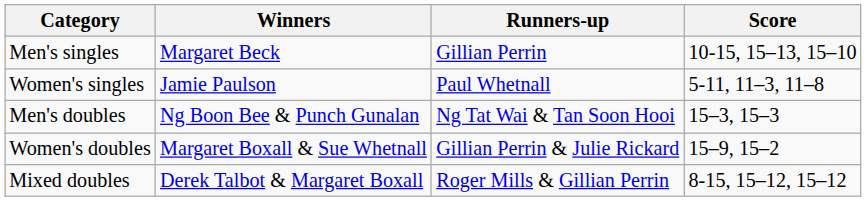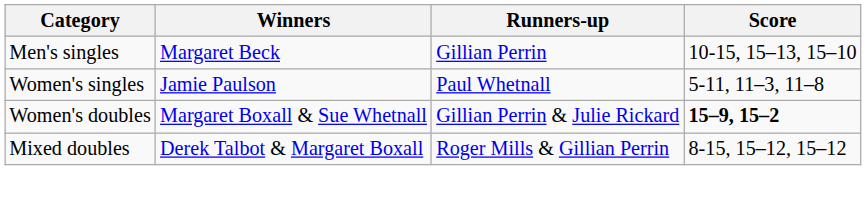- row: (67, 116)
(734, 148) normal -> (734, 116) bold
